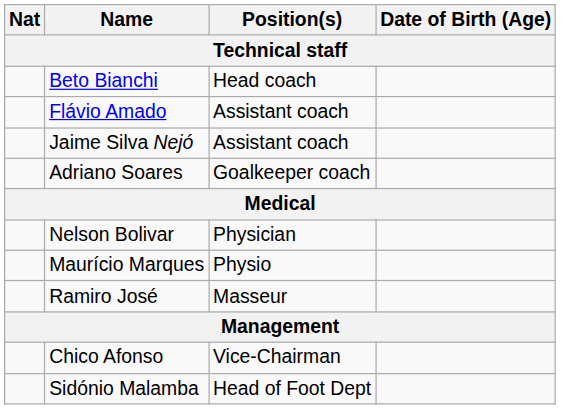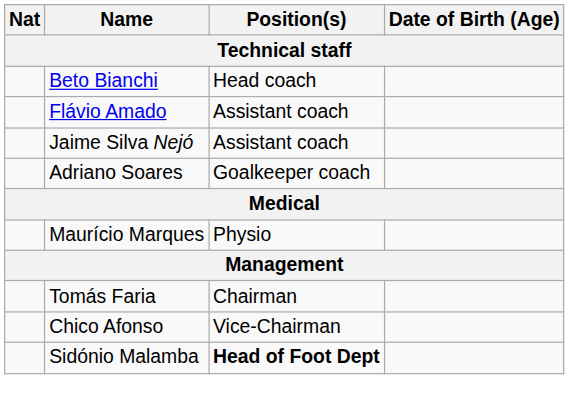- row: (112, 234)
- row: (104, 296)
+ row: (102, 296)
(292, 388) normal -> (296, 357) bold
